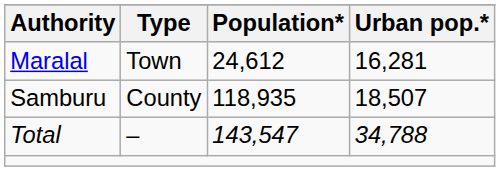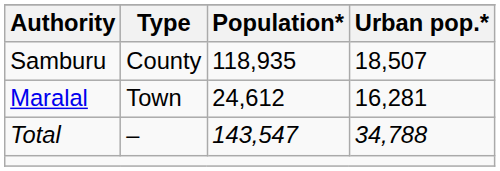rows swapped: (49, 60) <-> (58, 98)
